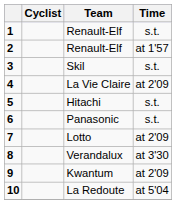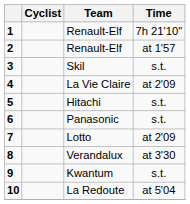(152, 31) s.t. -> (159, 31) 7h 21'10"
(152, 173) at 2'09 -> (159, 173) s.t.
